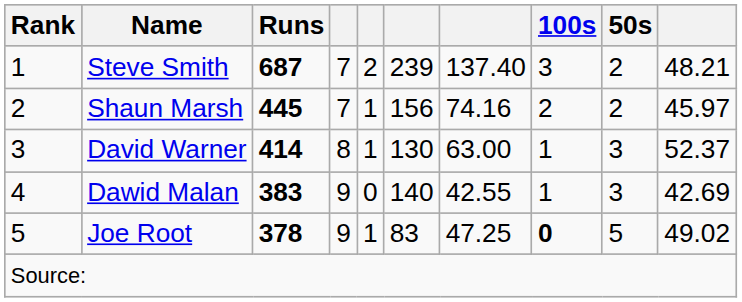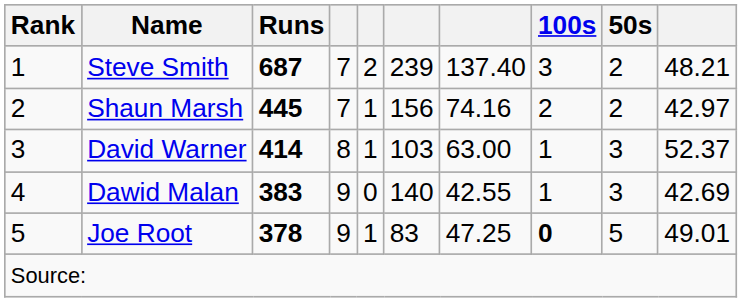(697, 108) 45.97 -> (697, 108) 42.97
(412, 150) 130 -> (412, 150) 103
(697, 233) 49.02 -> (697, 233) 49.01
